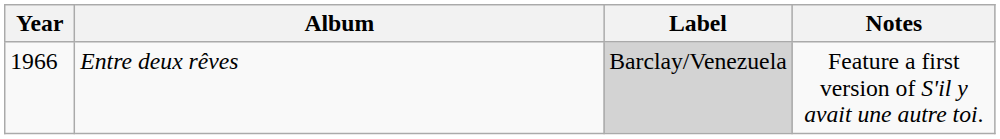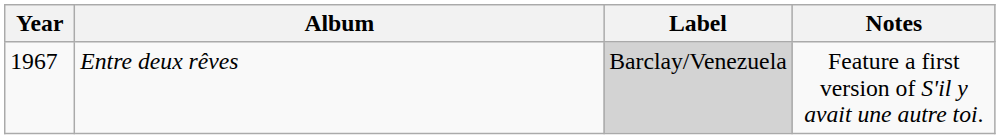(34, 60) 1966 -> (34, 60) 1967
